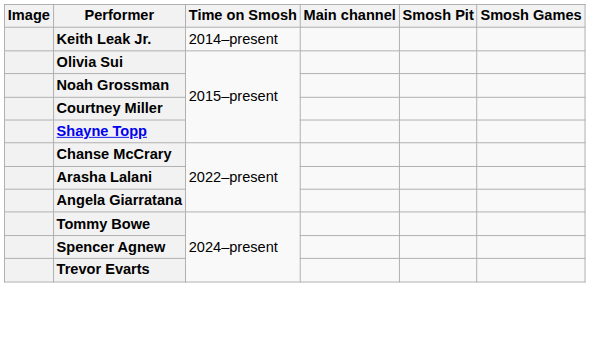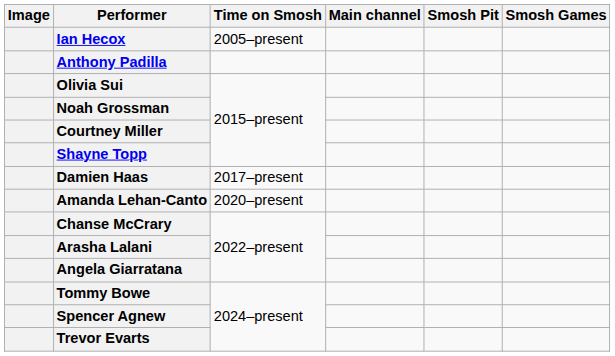+ row: (91, 39)
+ row: (112, 62)
- row: (104, 39)
+ row: (102, 177)
+ row: (132, 200)
